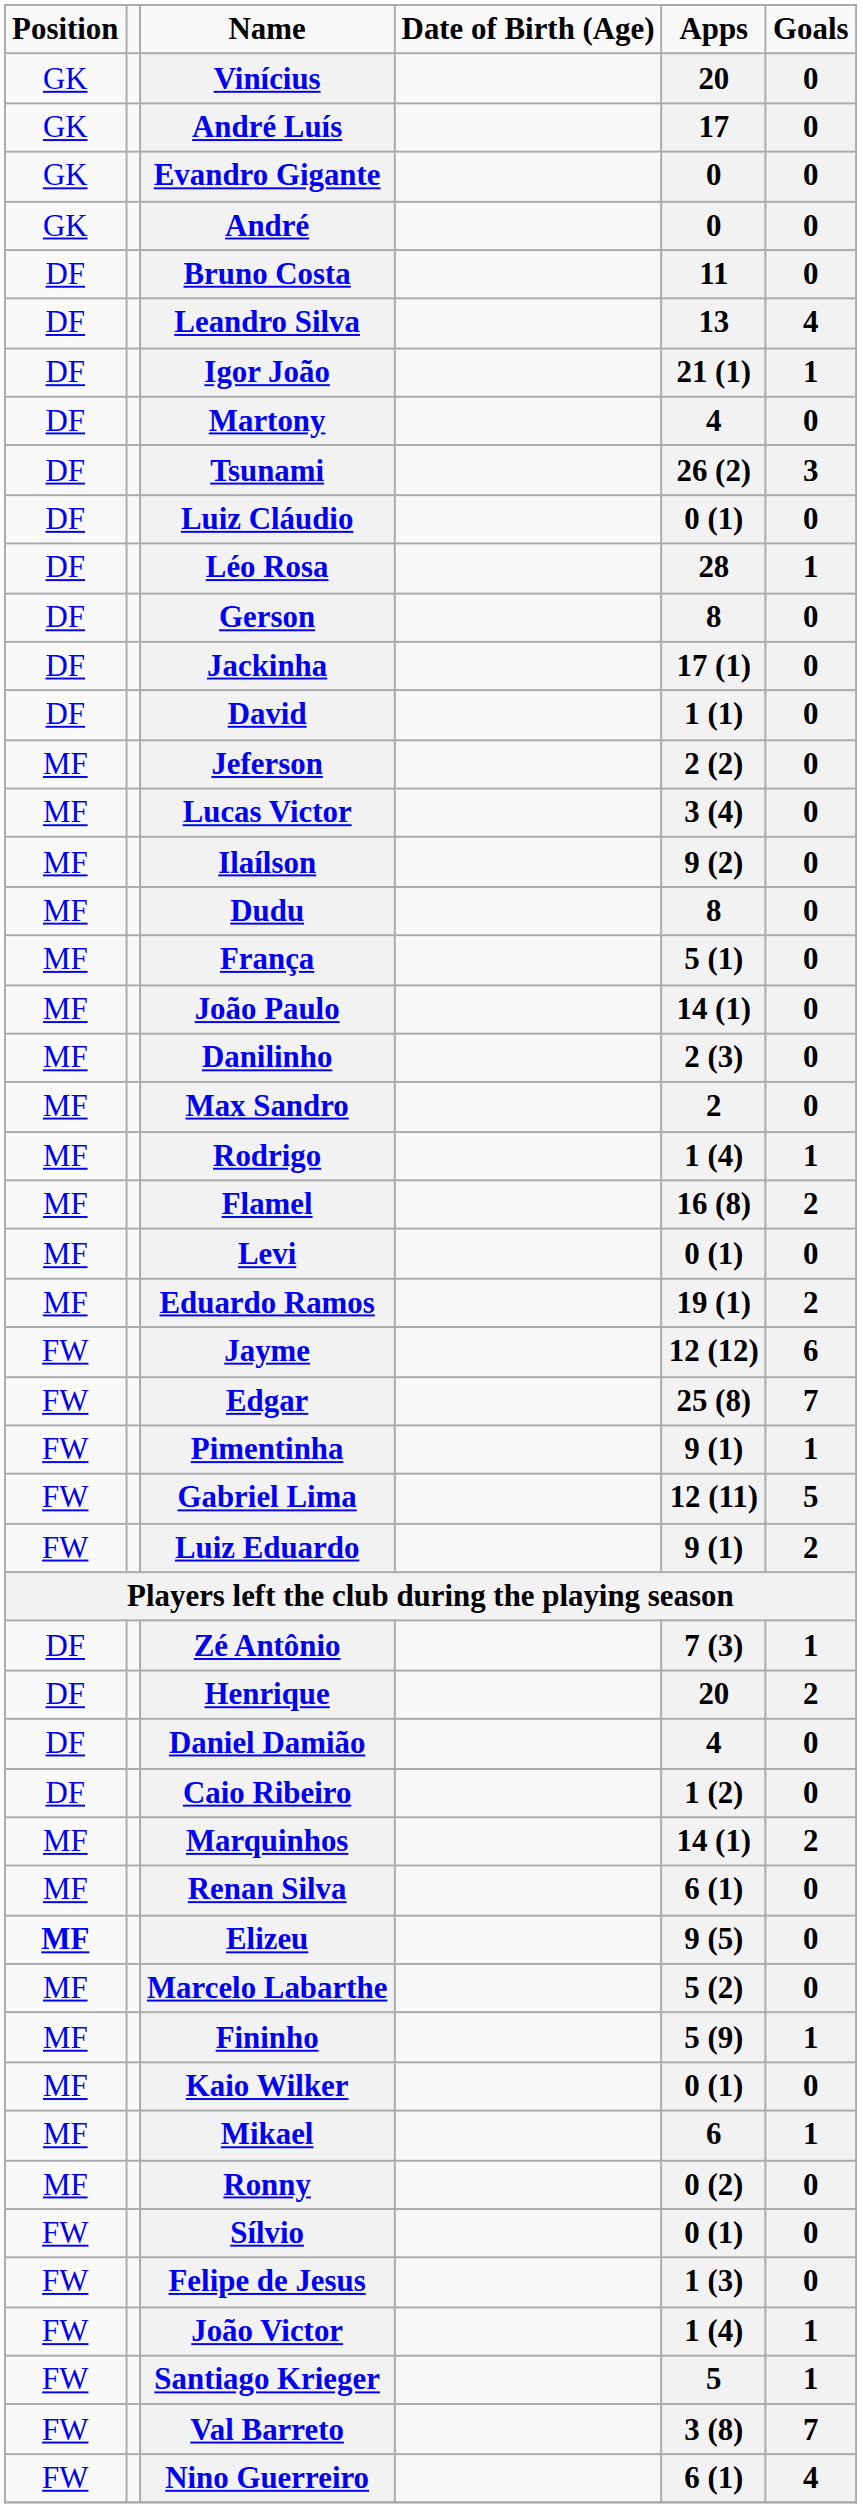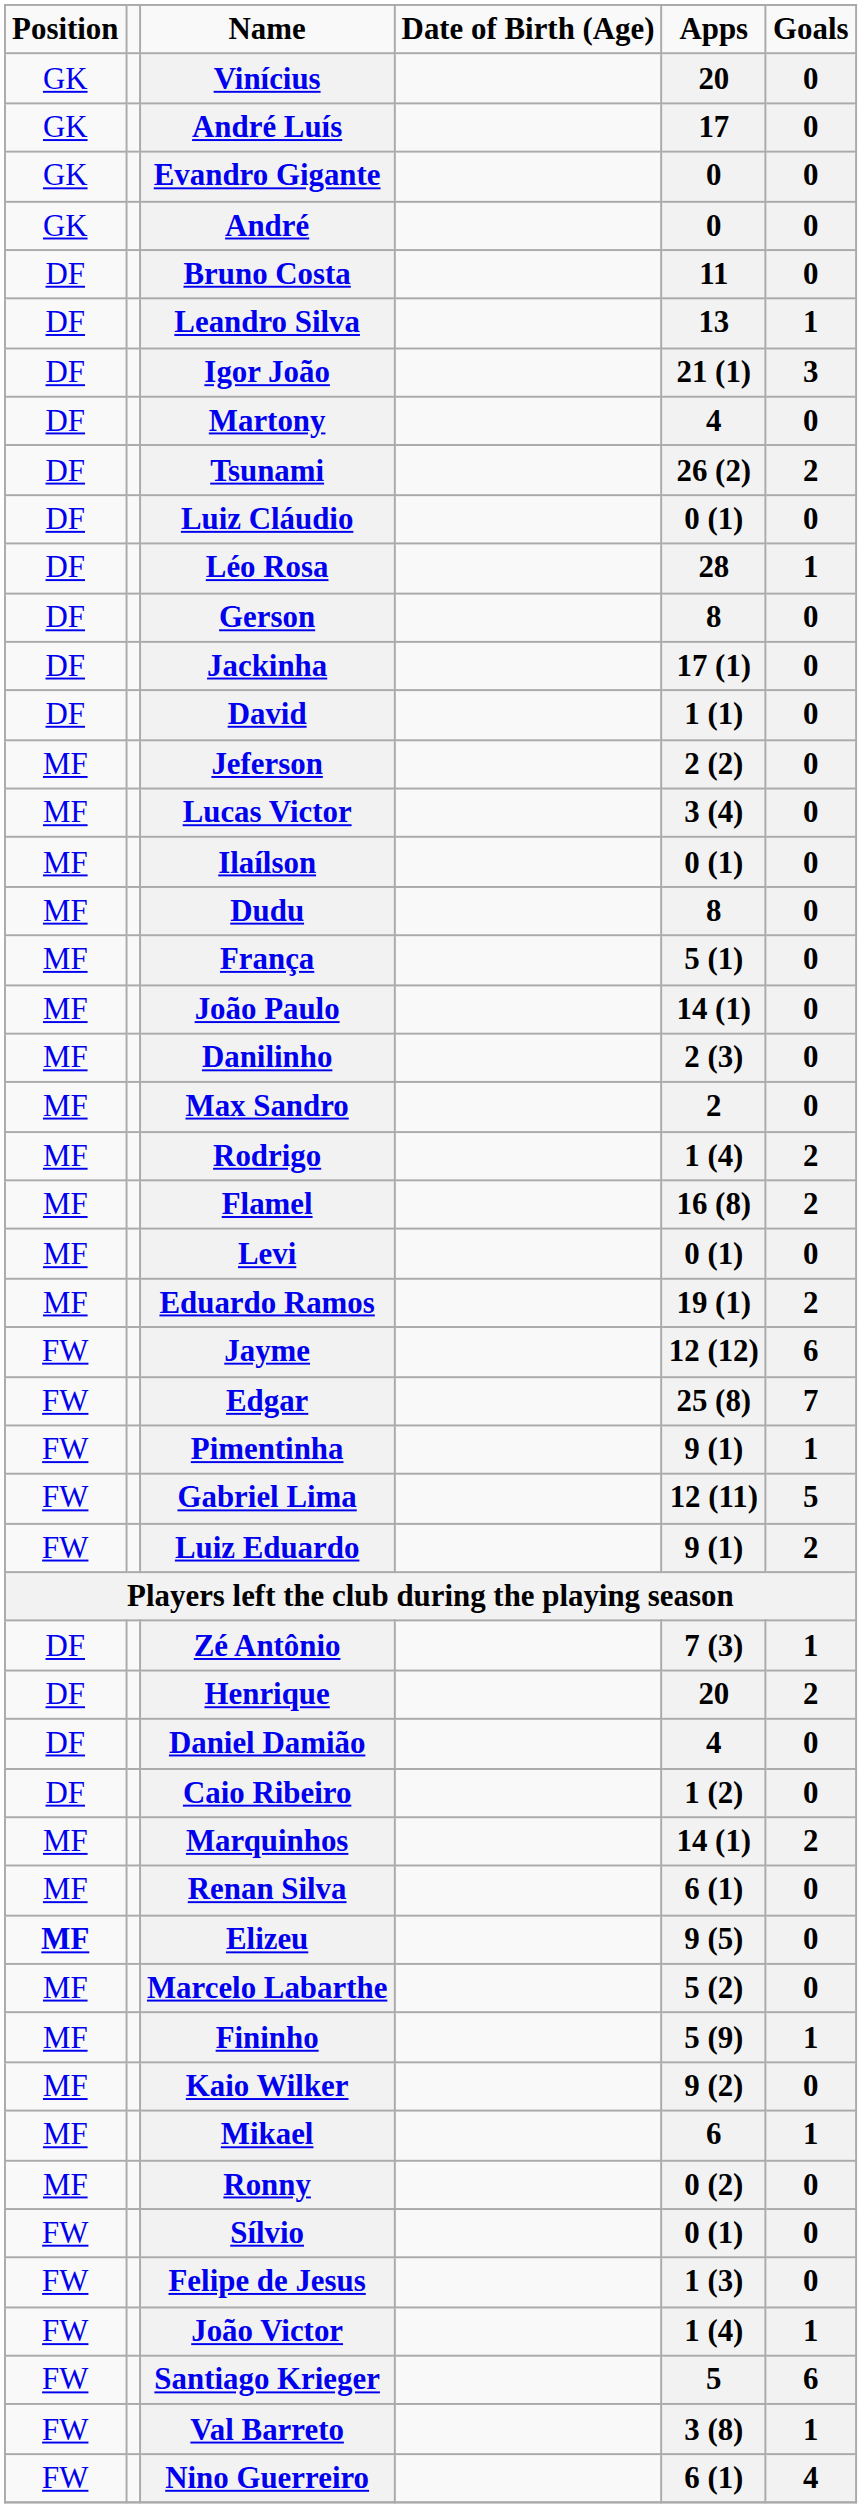(811, 322) 4 -> (811, 322) 1
(811, 371) 1 -> (811, 371) 3
(811, 469) 3 -> (811, 469) 2
(714, 861) 9 (2) -> (714, 861) 0 (1)
(811, 1155) 1 -> (811, 1155) 2
(714, 2085) 0 (1) -> (714, 2085) 9 (2)
(811, 2379) 1 -> (811, 2379) 6
(811, 2428) 7 -> (811, 2428) 1
